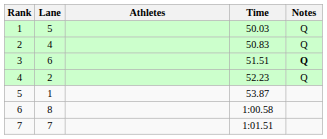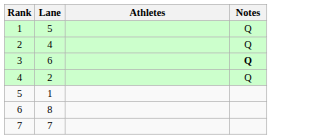- column: (258, 12)
